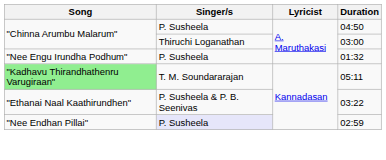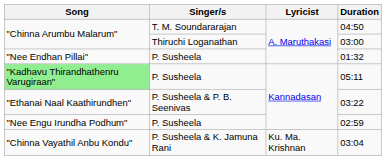(183, 27) P. Susheela -> (194, 27) T. M. Soundararajan
(67, 57) "Nee Engu Irundha Podhum" -> (47, 57) "Nee Endhan Pillai"
(201, 77) T. M. Soundararajan -> (176, 77) P. Susheela
(47, 123) "Nee Endhan Pillai" -> (67, 123) "Nee Engu Irundha Podhum"
(183, 123) lavender background -> (176, 123) no background
+ row: (352, 143)
